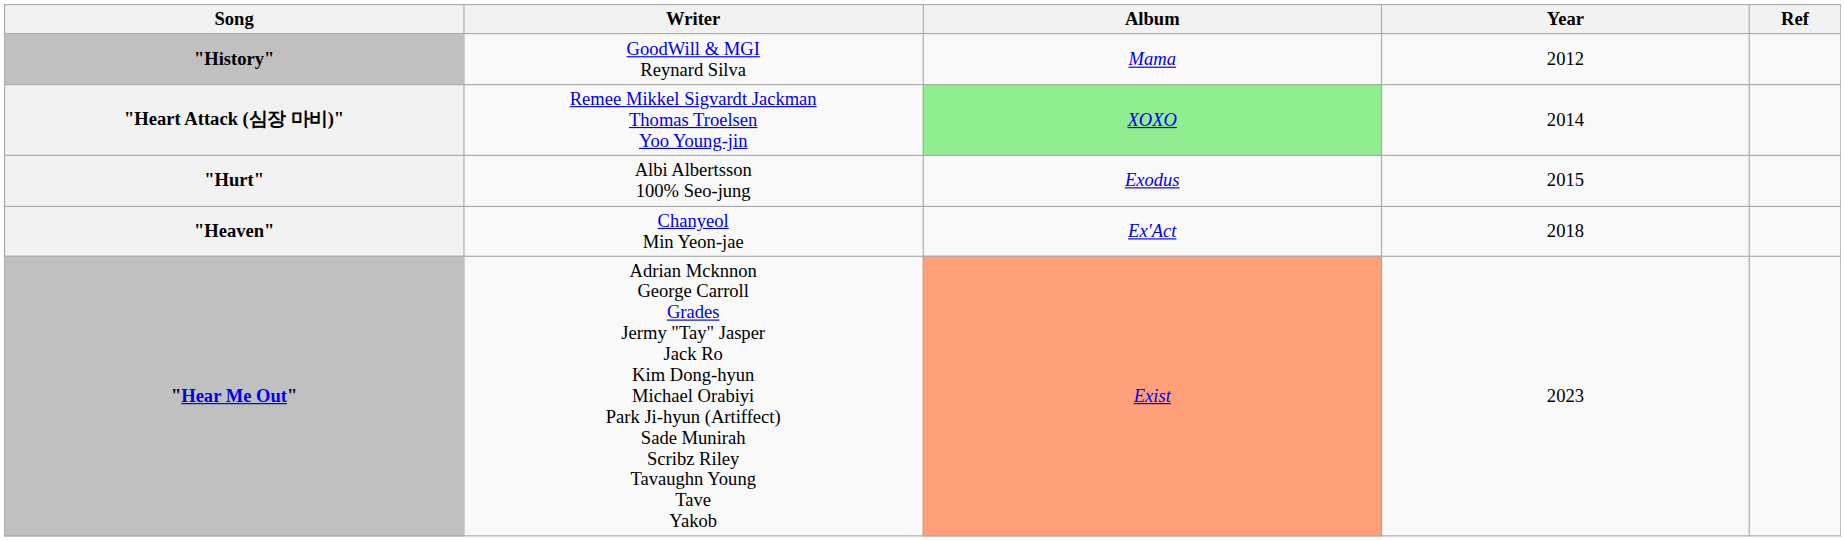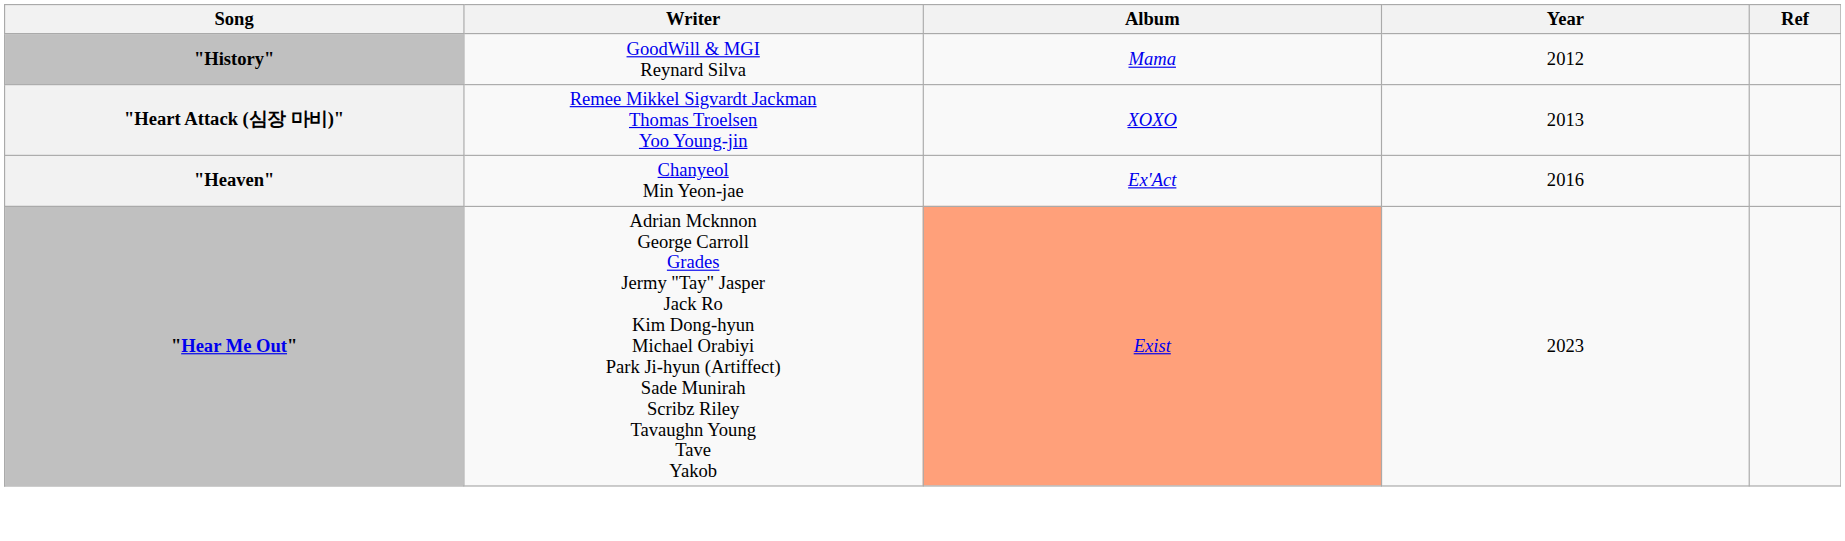(1152, 119) lightgreen background -> (1152, 119) no background
(1565, 119) 2014 -> (1565, 119) 2013
- row: (234, 180)
(1565, 230) 2018 -> (1565, 180) 2016
